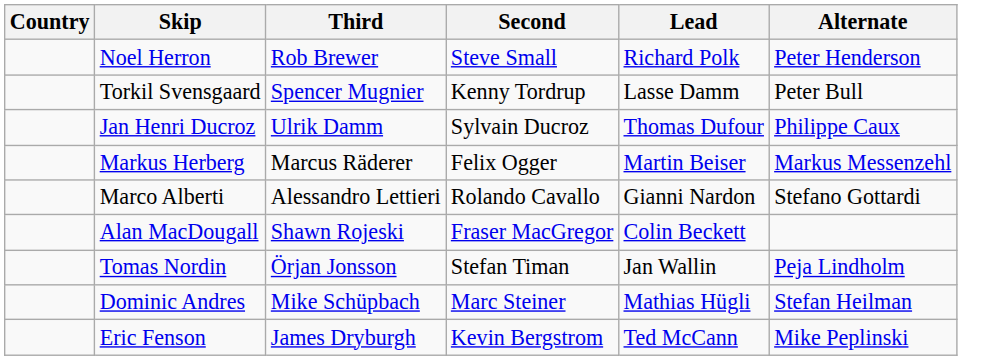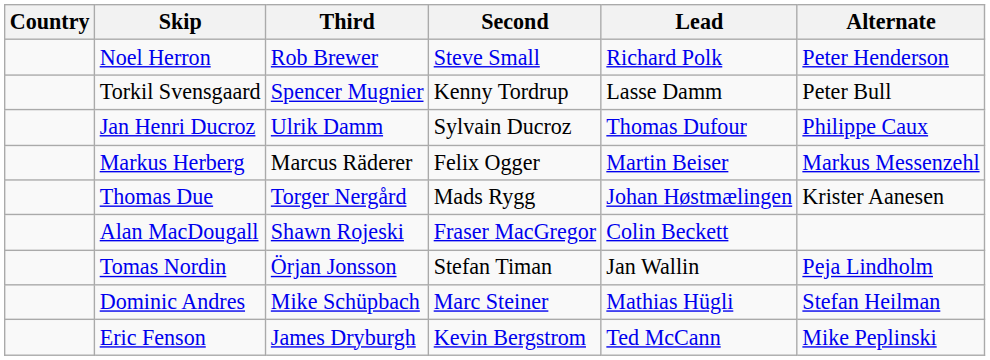- row: (162, 197)
+ row: (156, 197)
